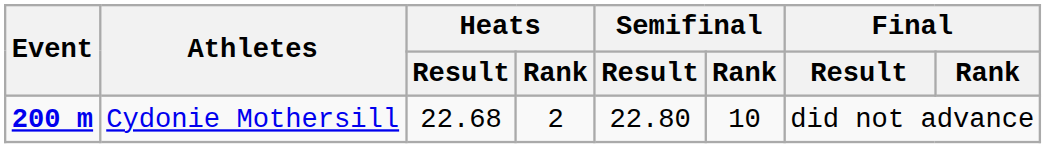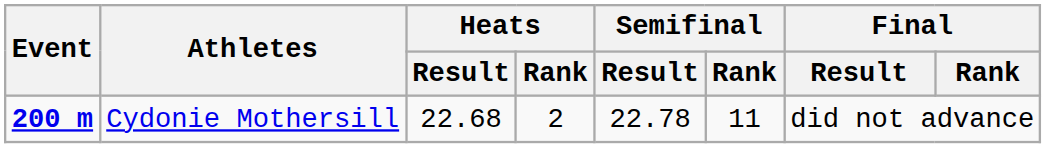(650, 119) 22.80 -> (650, 119) 22.78
(745, 119) 10 -> (745, 119) 11
